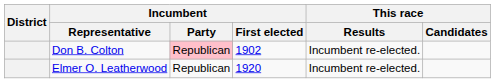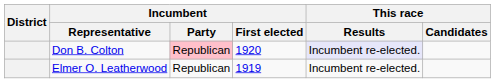(248, 50) 1902 -> (248, 50) 1920
(364, 50) no background -> (364, 50) lavender background
(248, 68) 1920 -> (248, 68) 1919
